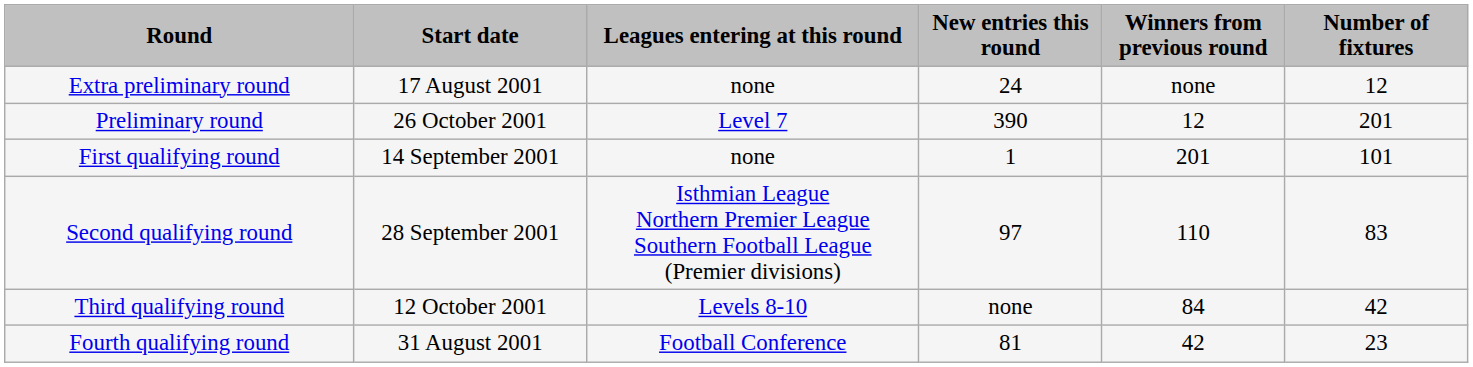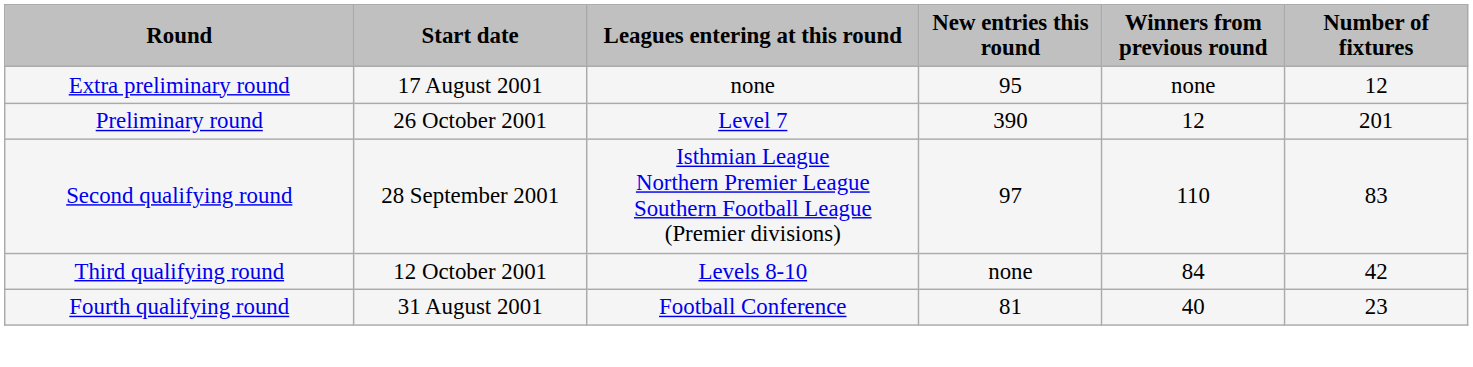(1010, 84) 24 -> (1010, 84) 95
- row: (179, 157)
(1193, 343) 42 -> (1193, 307) 40
